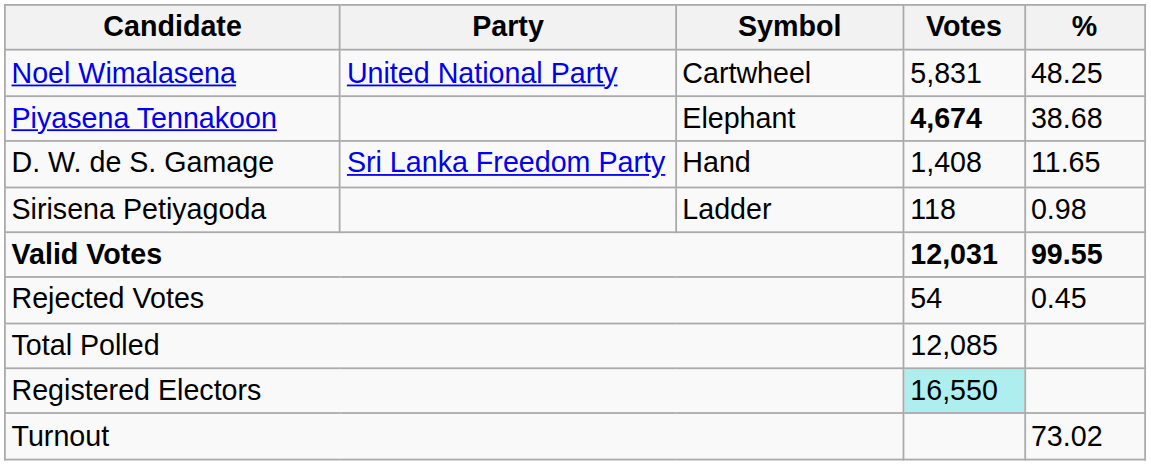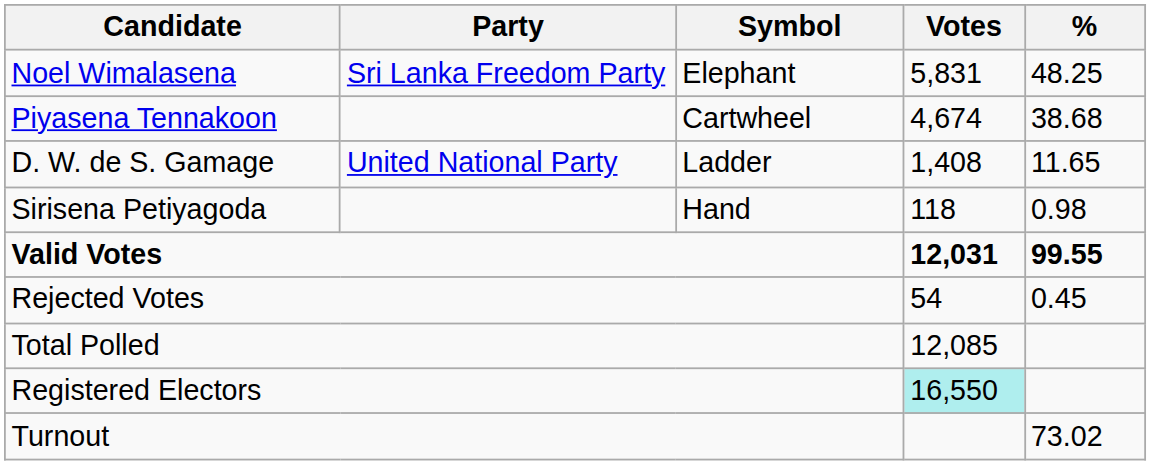(482, 72) United National Party -> (506, 72) Sri Lanka Freedom Party
(747, 72) Cartwheel -> (739, 72) Elephant
(739, 118) Elephant -> (747, 118) Cartwheel
(946, 118) bold -> (946, 118) normal
(506, 163) Sri Lanka Freedom Party -> (482, 163) United National Party
(717, 163) Hand -> (727, 163) Ladder
(727, 208) Ladder -> (717, 208) Hand
